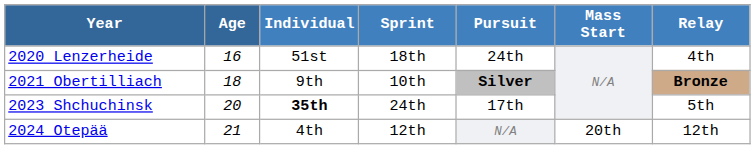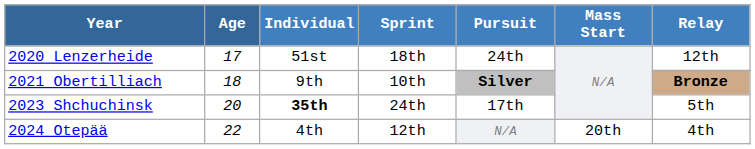(232, 59) 16 -> (232, 59) 17
(701, 59) 4th -> (701, 59) 12th
(232, 131) 21 -> (232, 131) 22
(701, 131) 12th -> (701, 131) 4th
